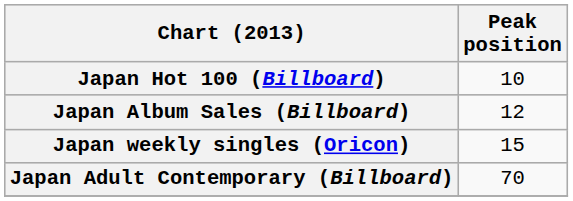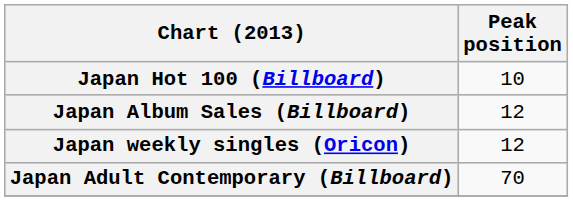(513, 146) 15 -> (513, 146) 12
